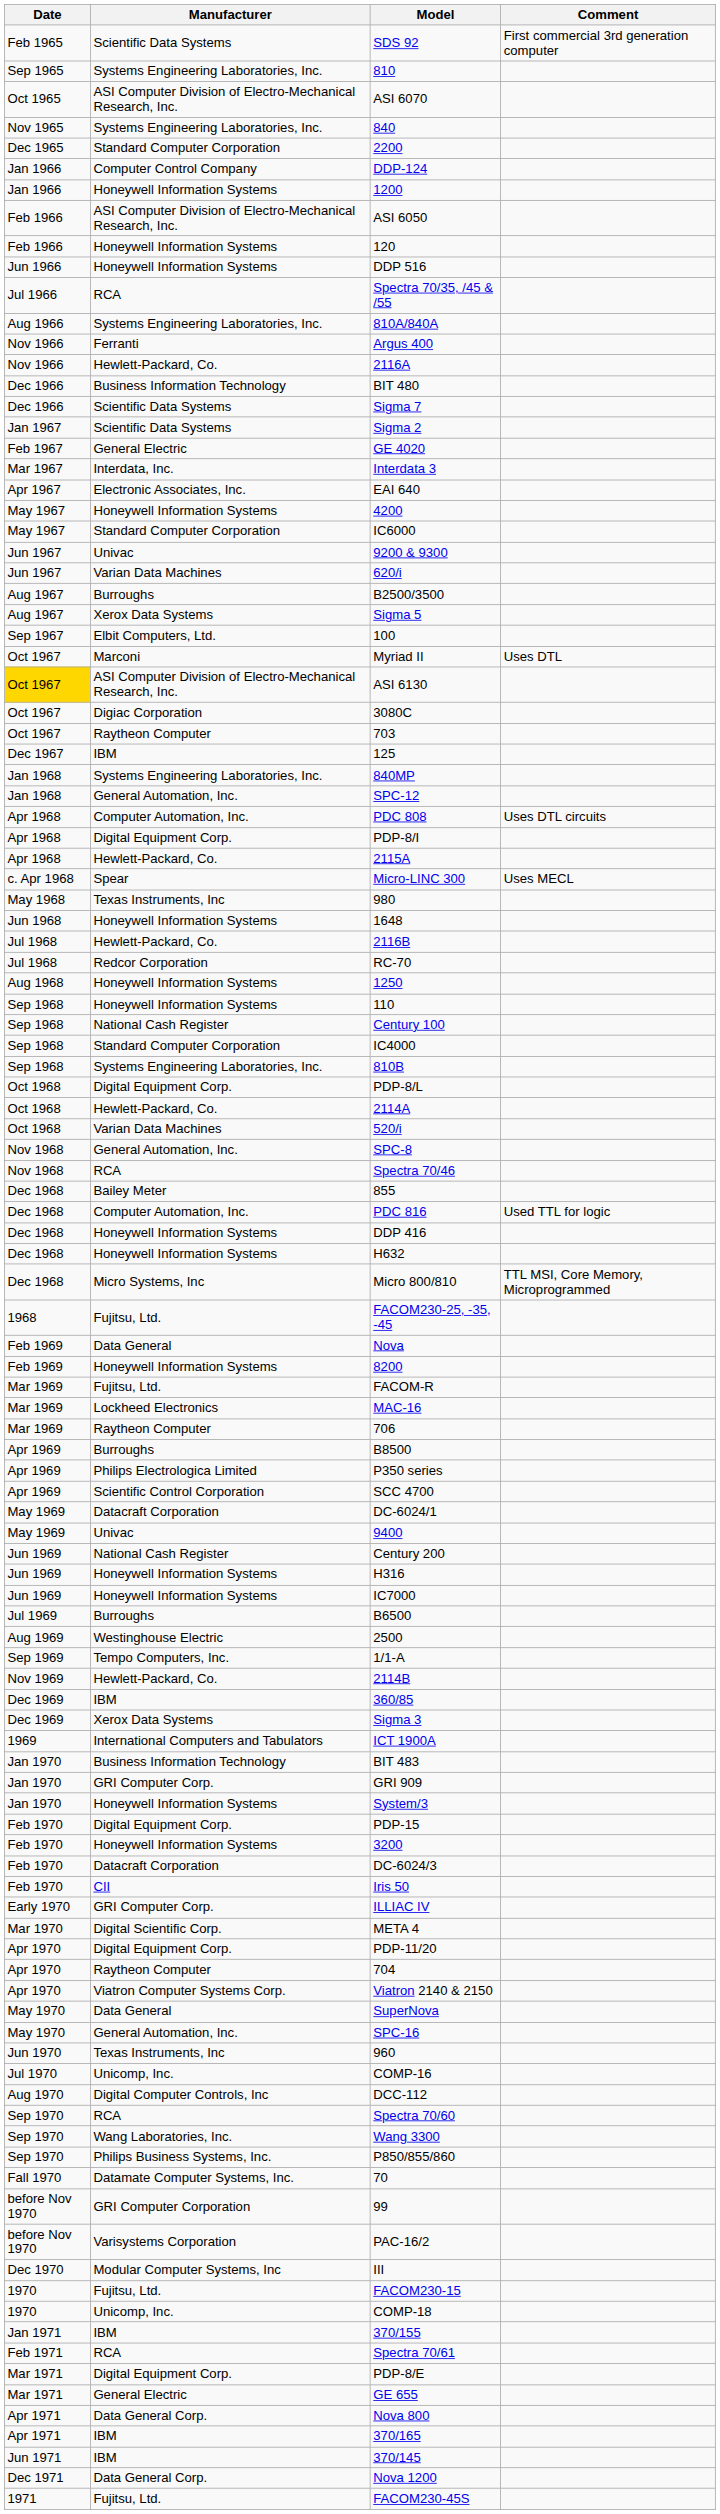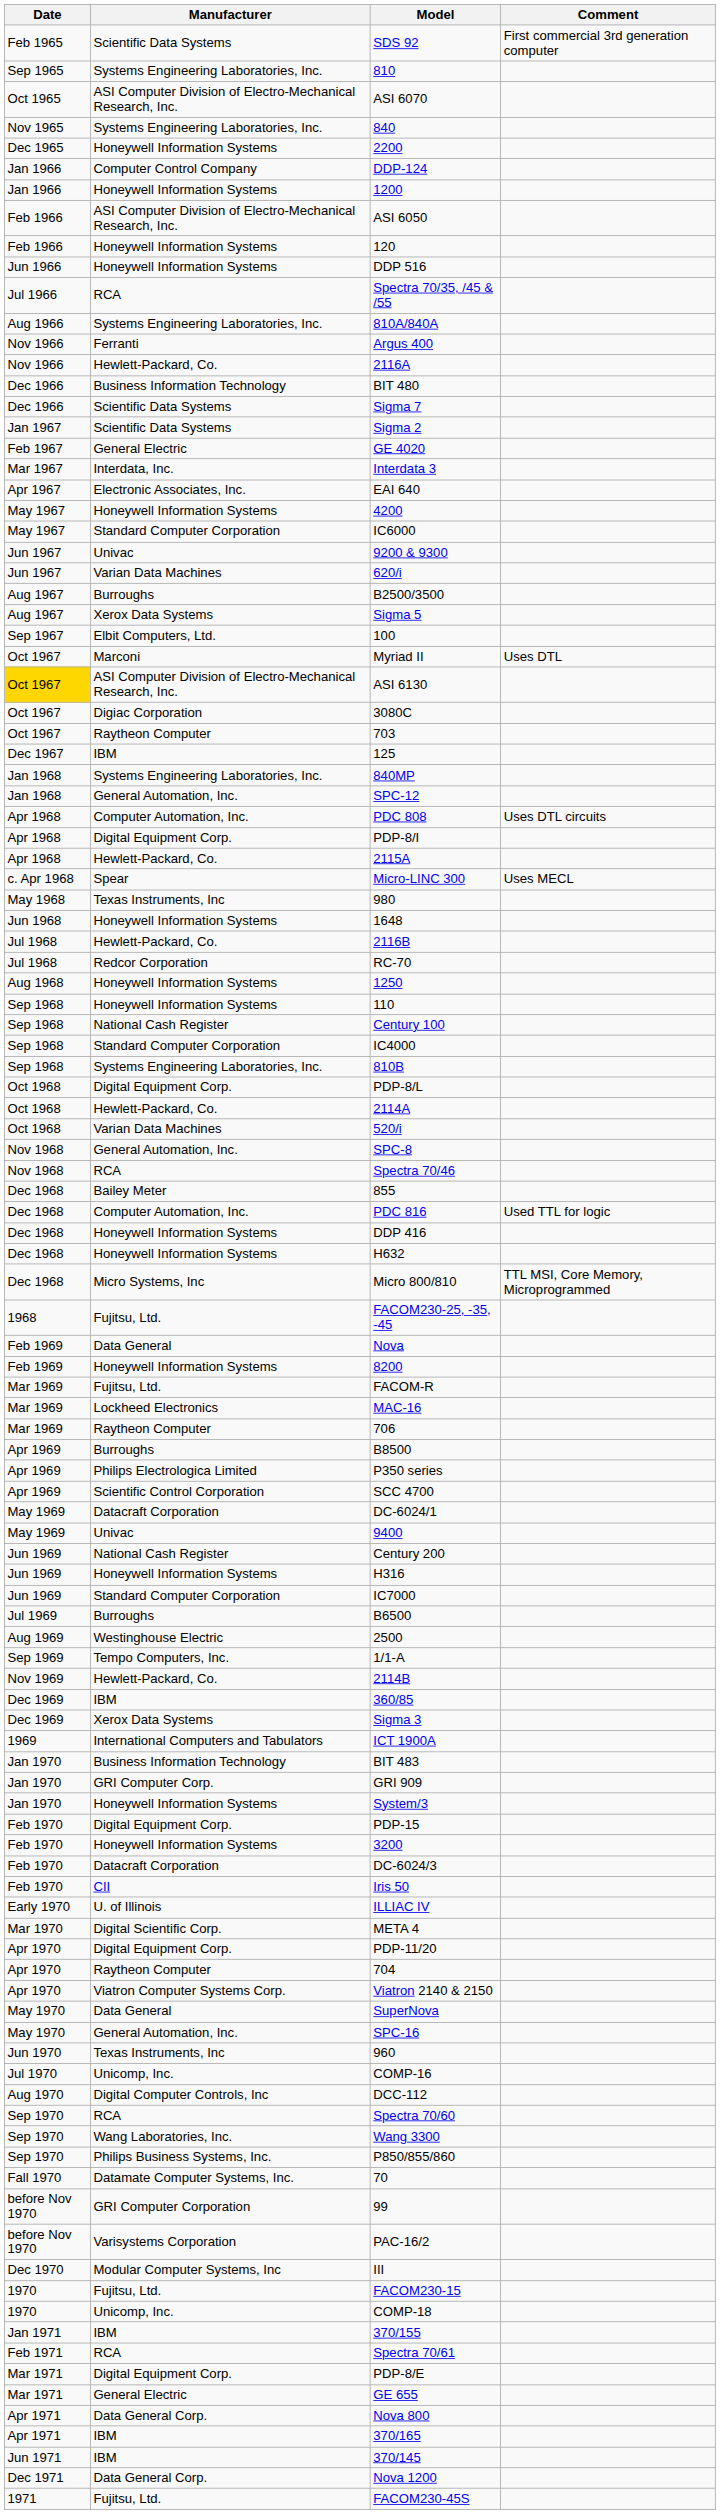(187, 148) Standard Computer Corporation -> (185, 148) Honeywell Information Systems
(185, 1595) Honeywell Information Systems -> (187, 1595) Standard Computer Corporation
(154, 1907) GRI Computer Corp. -> (127, 1907) U. of Illinois
